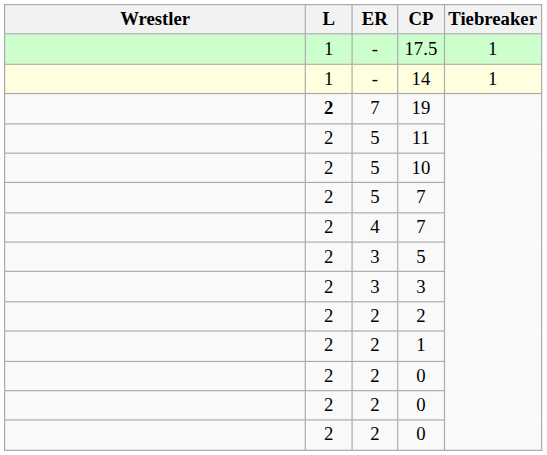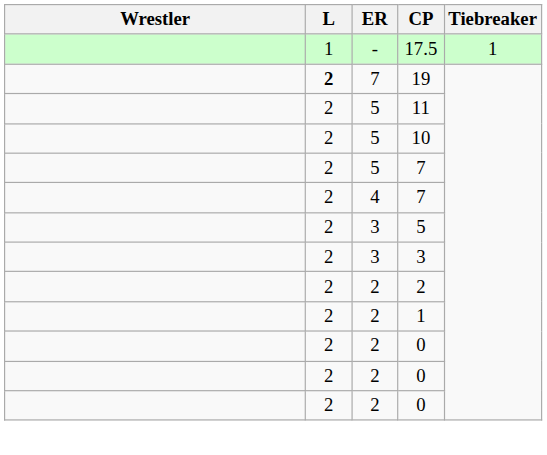- row: (375, 78)
